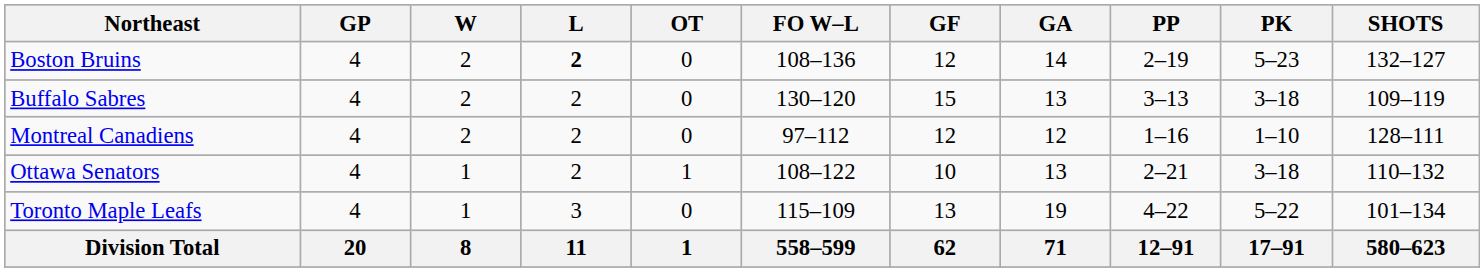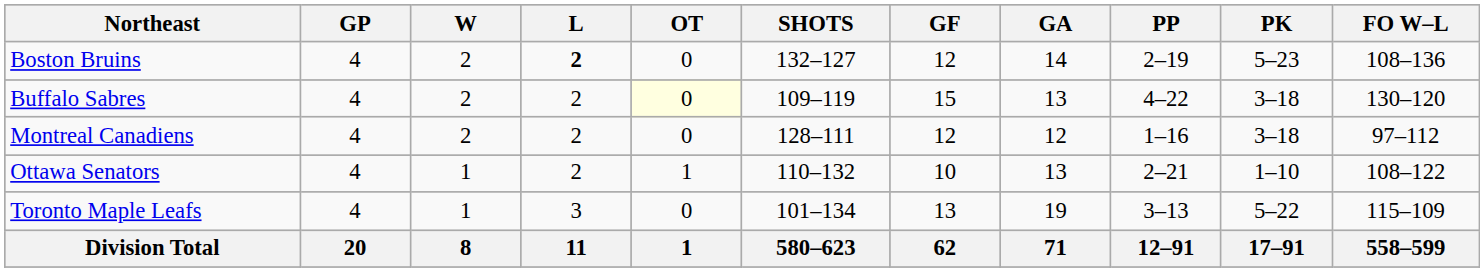columns swapped: (1406, 22) <-> (816, 22)
(687, 97) no background -> (687, 97) lightyellow background
(1166, 97) 3–13 -> (1166, 97) 4–22
(1277, 135) 1–10 -> (1277, 135) 3–18
(1277, 172) 3–18 -> (1277, 172) 1–10
(1166, 210) 4–22 -> (1166, 210) 3–13
